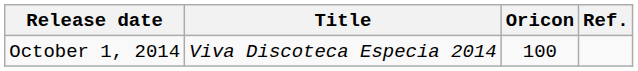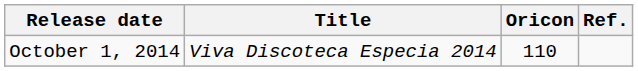(540, 51) 100 -> (540, 51) 110
